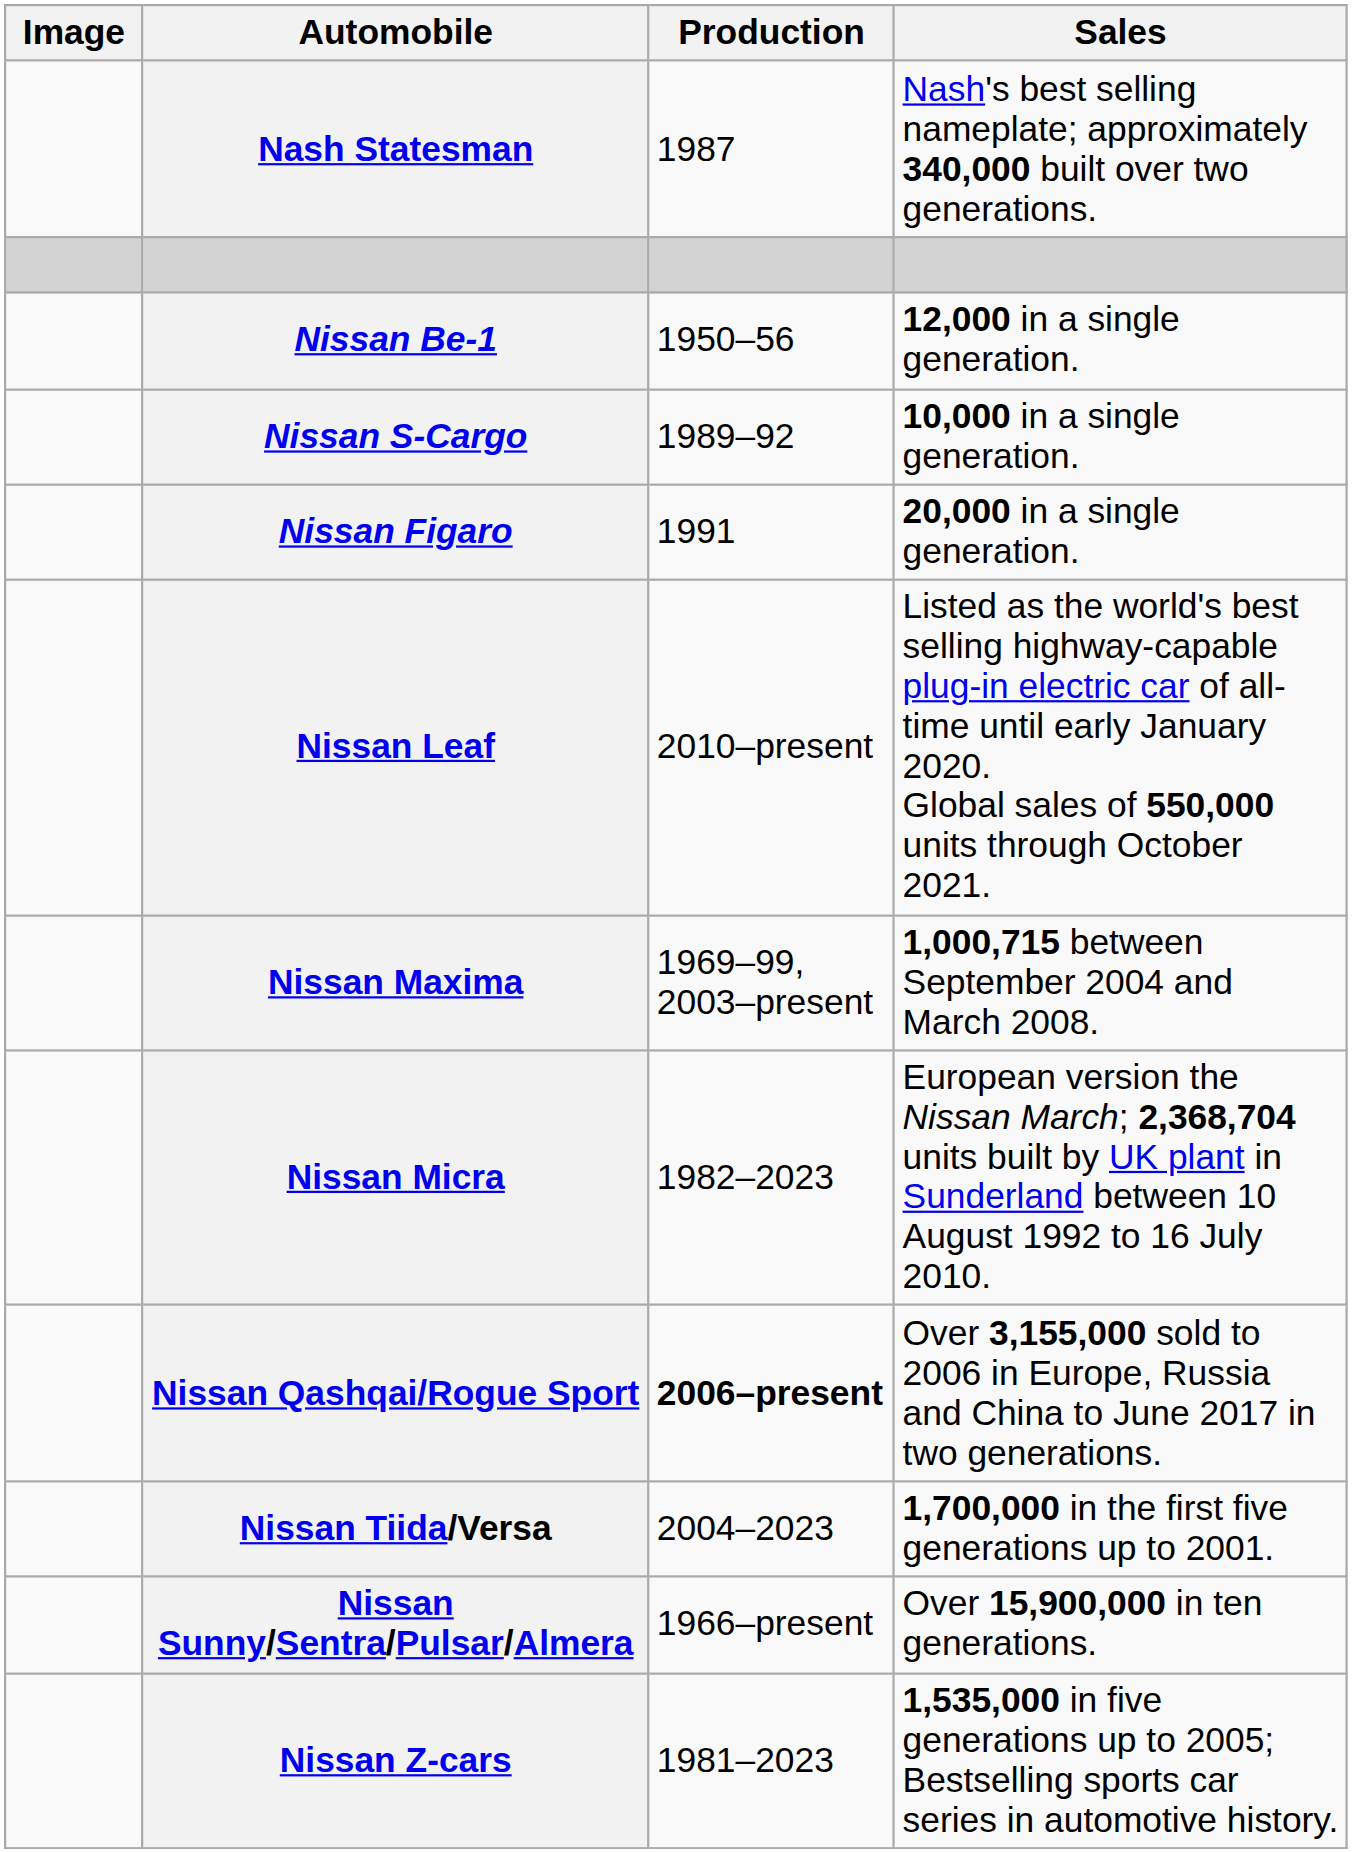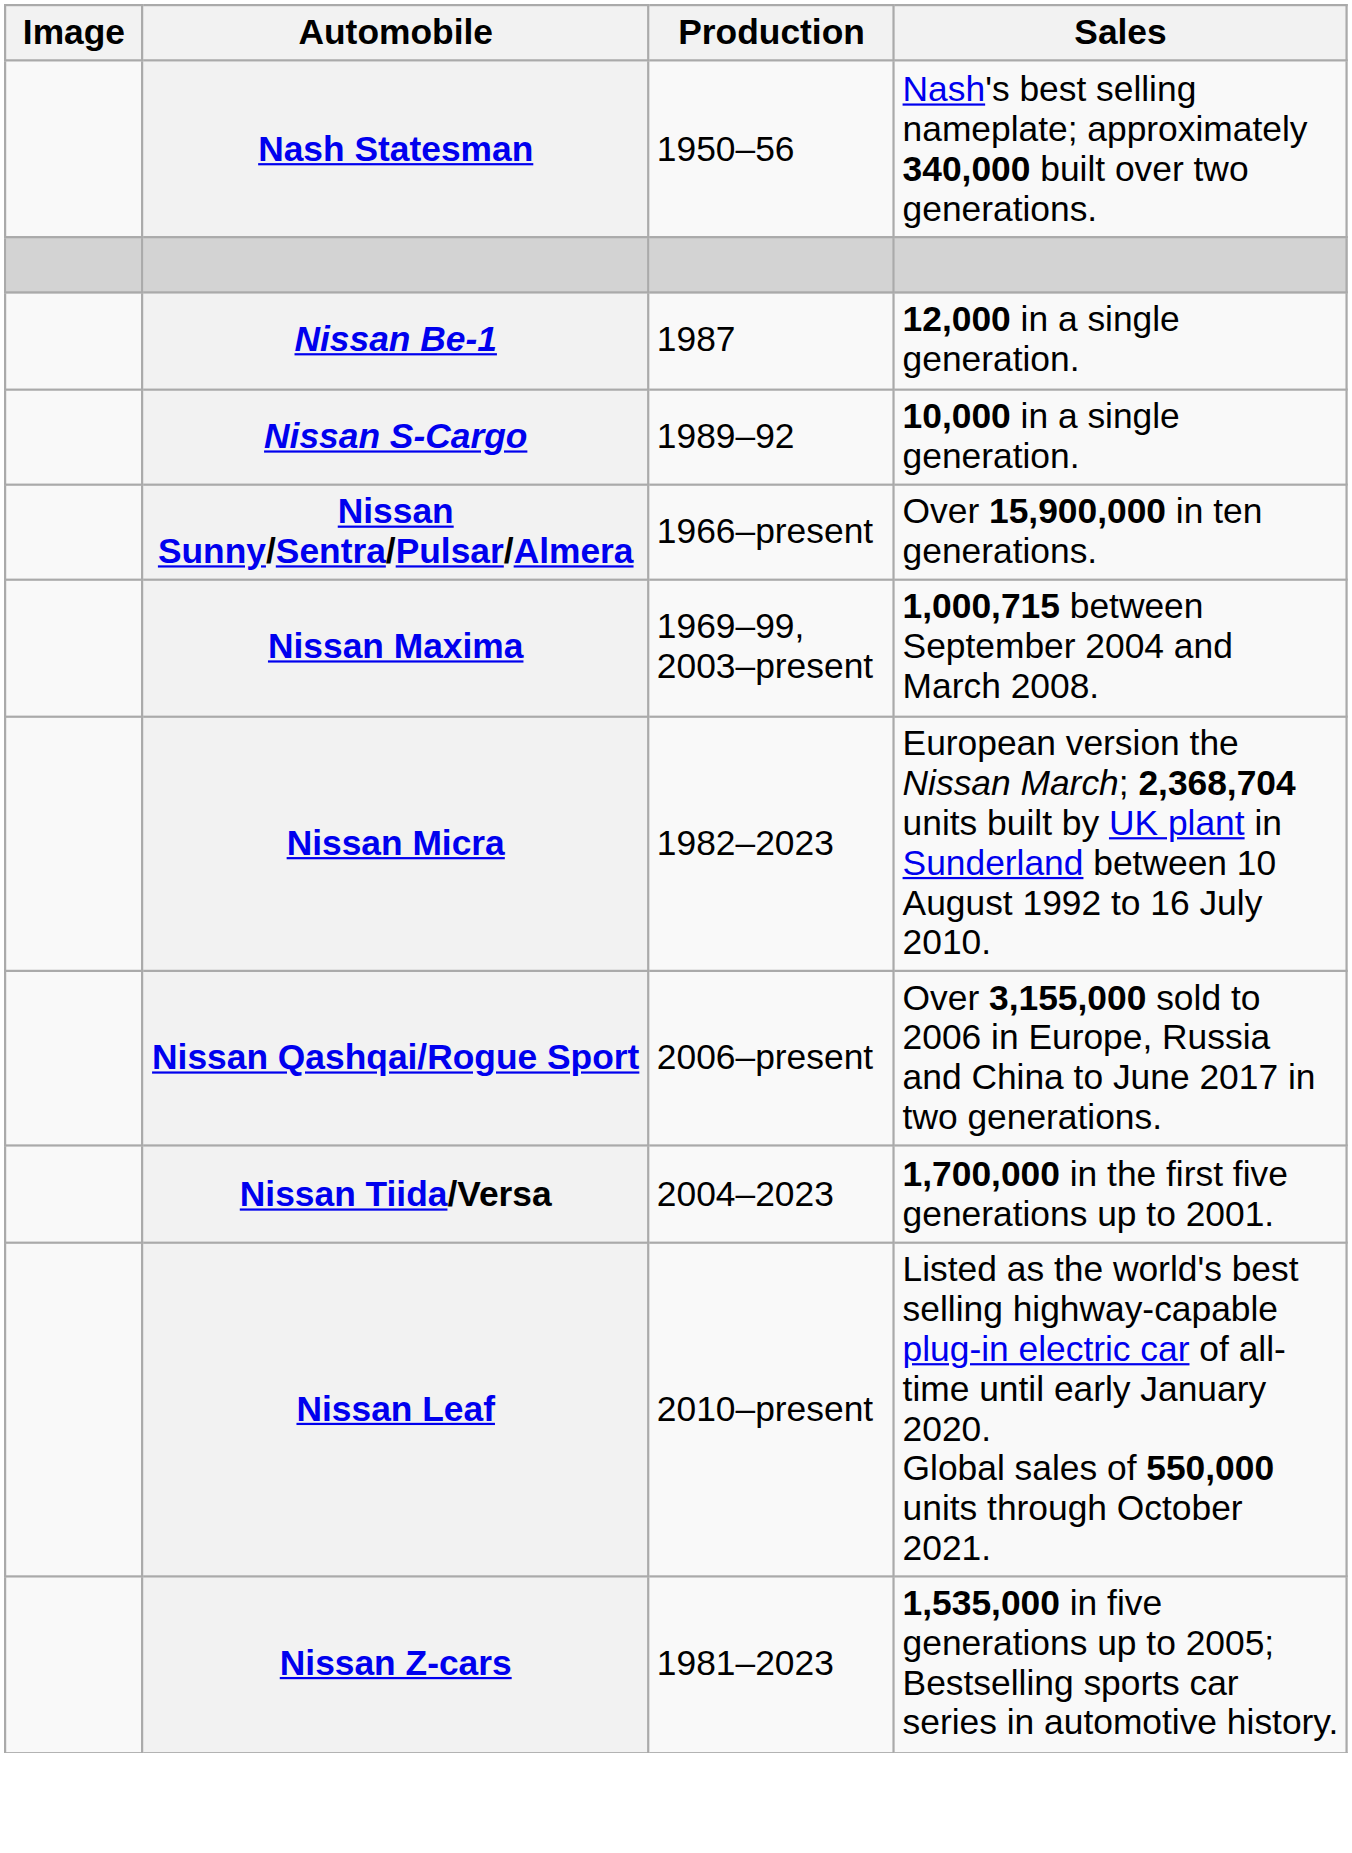(696, 148) 1987 -> (726, 148) 1950–56
(726, 340) 1950–56 -> (696, 340) 1987
- row: (396, 531)
rows swapped: (396, 746) <-> (396, 1624)
(770, 1392) bold -> (765, 1057) normal
